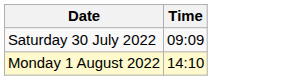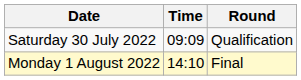+ column: (252, 16)
